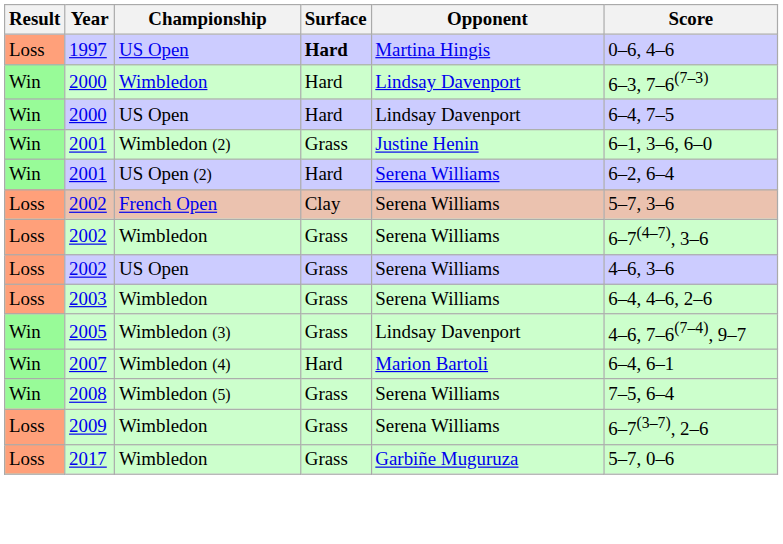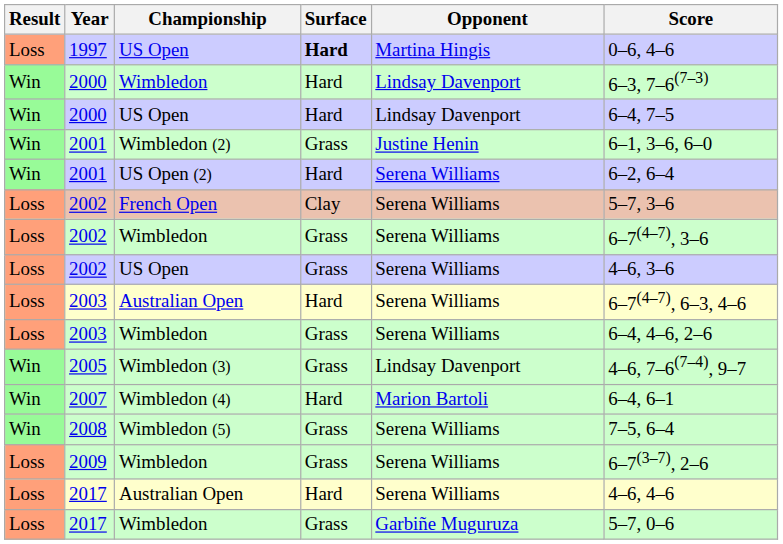+ row: (88, 301)
+ row: (88, 494)
